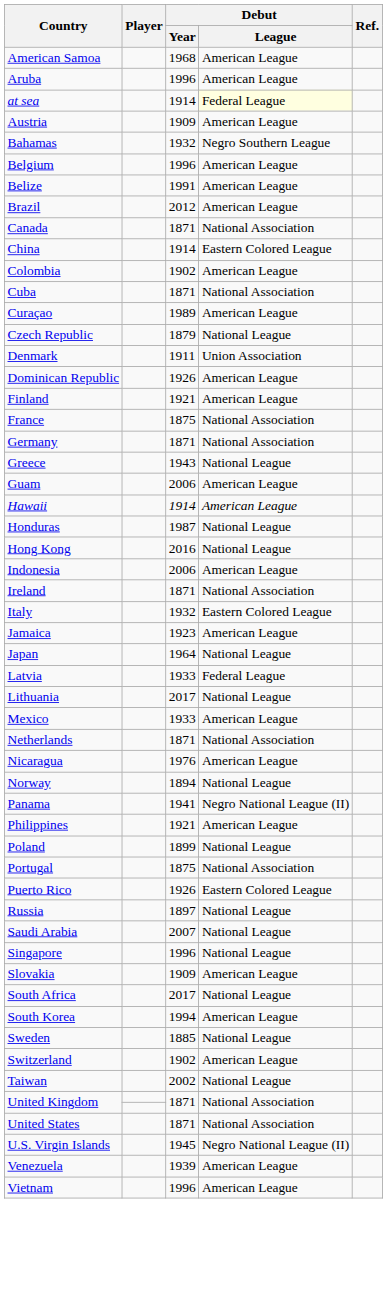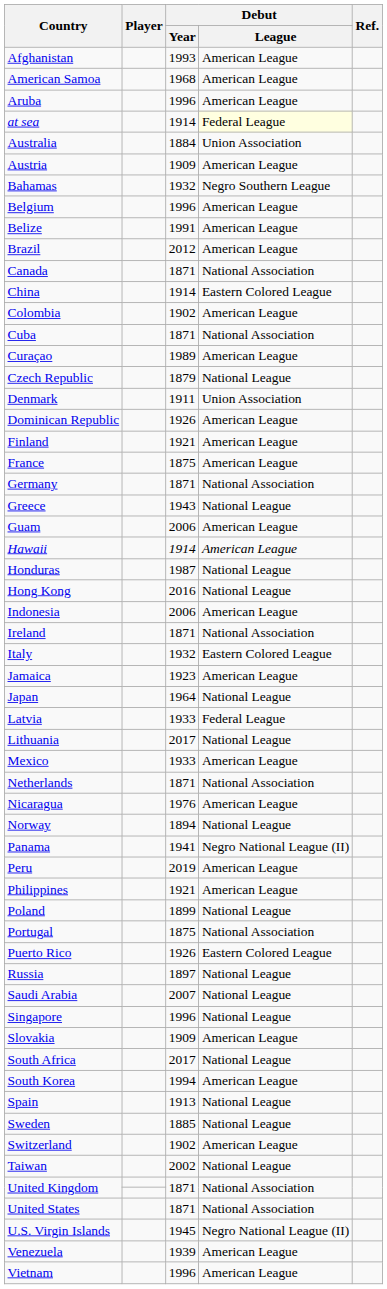+ row: (40, 57)
+ row: (32, 143)
(258, 420) National Association -> (250, 462) American League
+ row: (20, 867)
+ row: (23, 1102)
